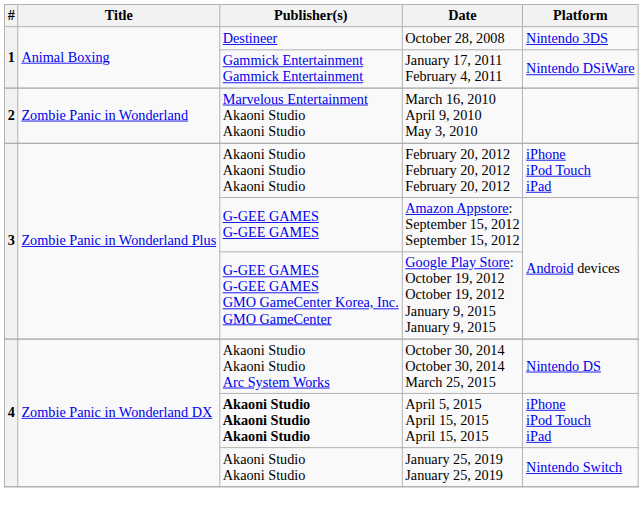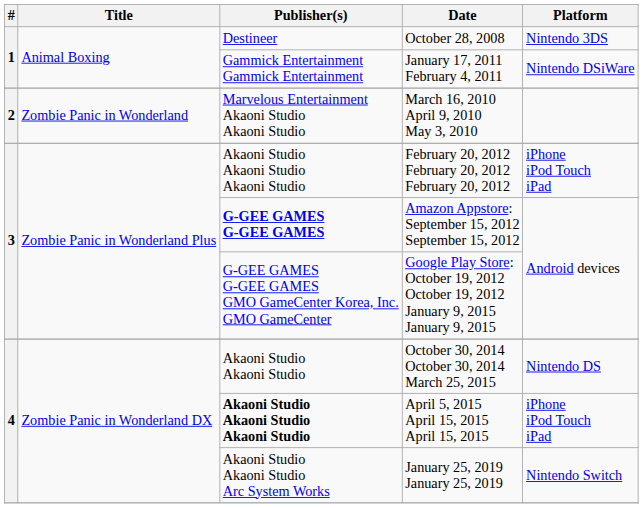(271, 224) normal -> (274, 224) bold
(276, 366) Akaoni Studio Akaoni Studio Arc System Works -> (264, 366) Akaoni Studio Akaoni Studio
(264, 467) Akaoni Studio Akaoni Studio -> (276, 475) Akaoni Studio Akaoni Studio Arc System Works
